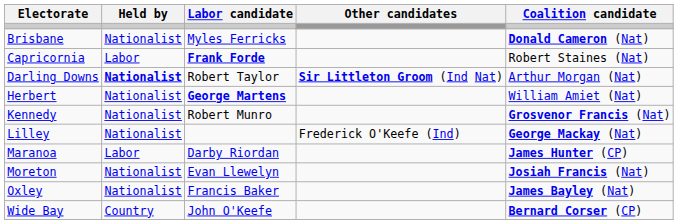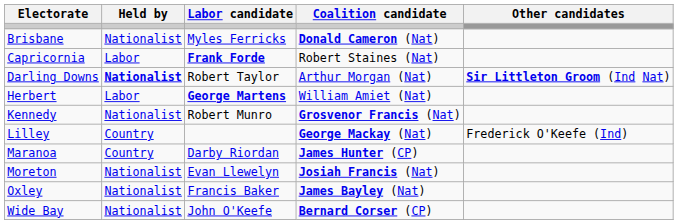columns swapped: (590, 14) <-> (401, 14)
(143, 96) Nationalist -> (122, 96) Labor
(143, 134) Nationalist -> (129, 134) Country
(122, 153) Labor -> (129, 153) Country
(129, 210) Country -> (143, 210) Nationalist
